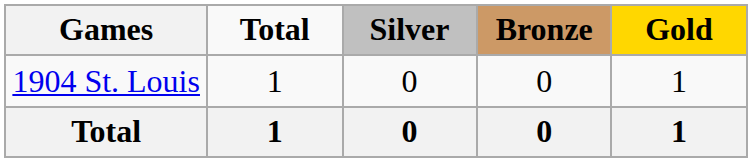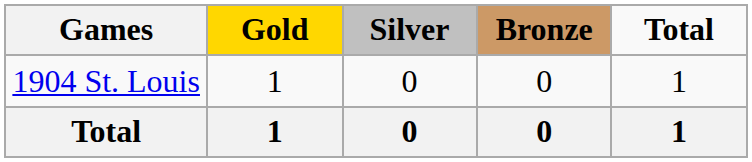columns swapped: (679, 29) <-> (275, 29)
